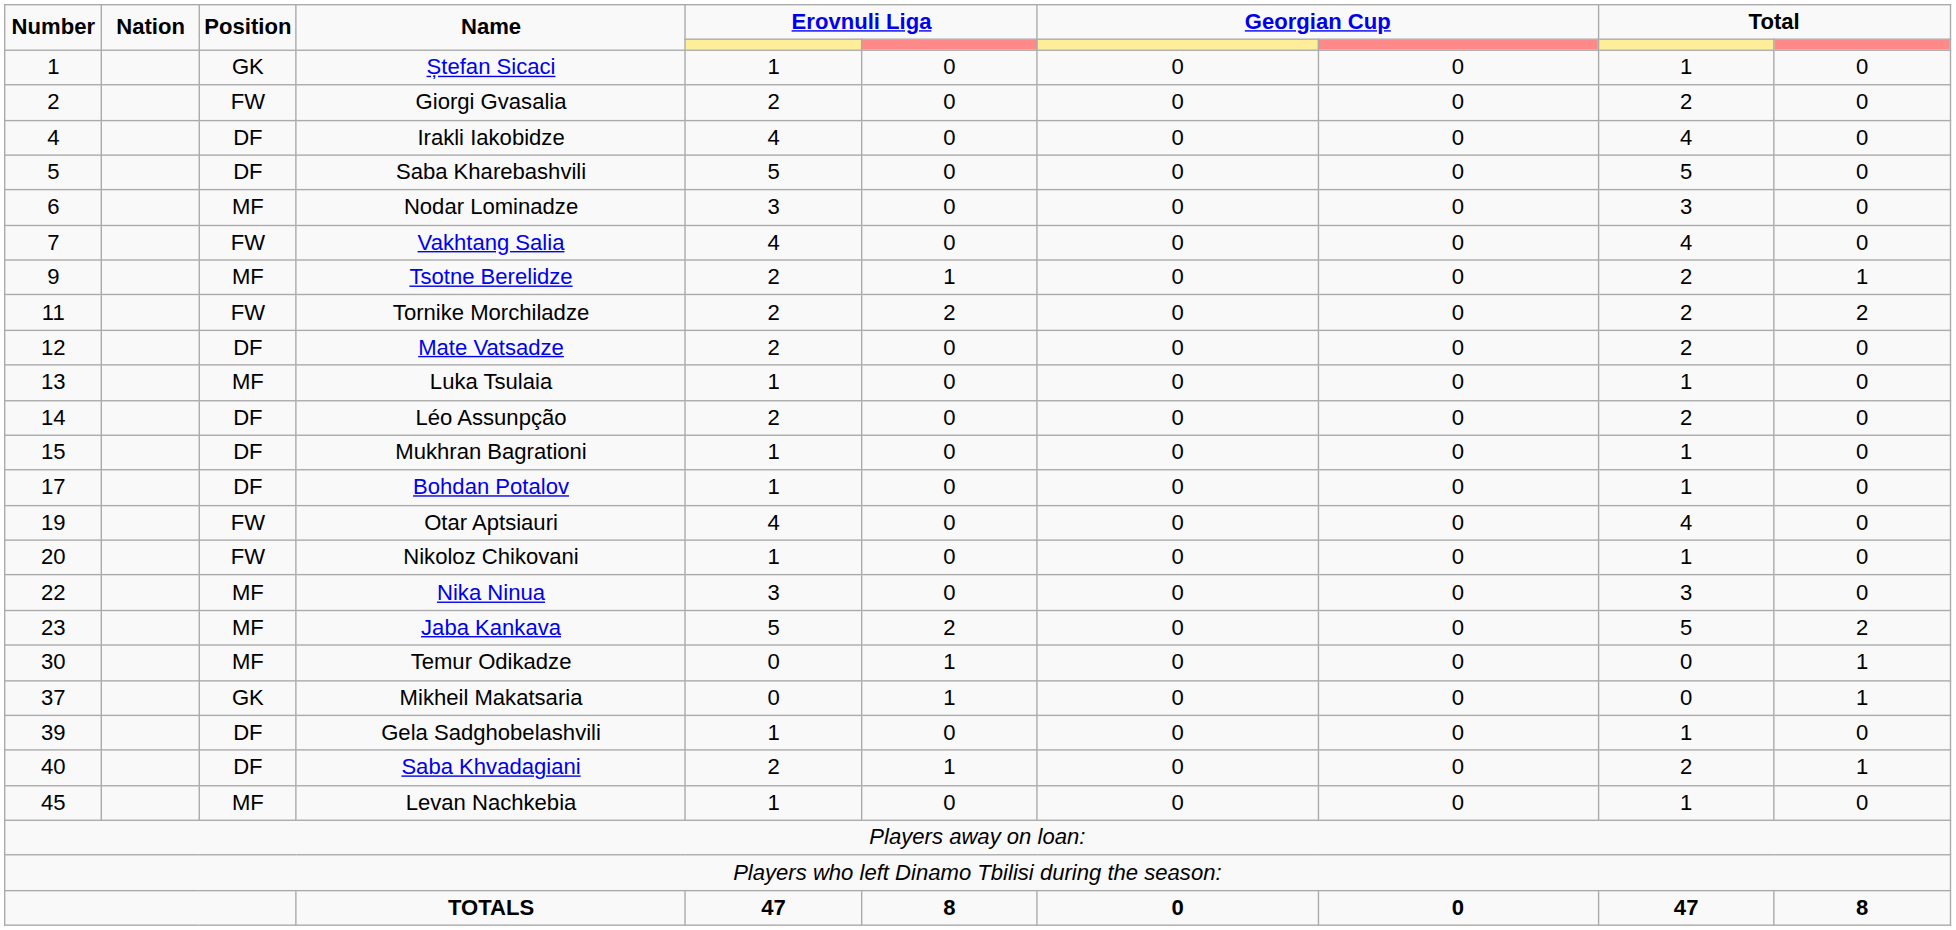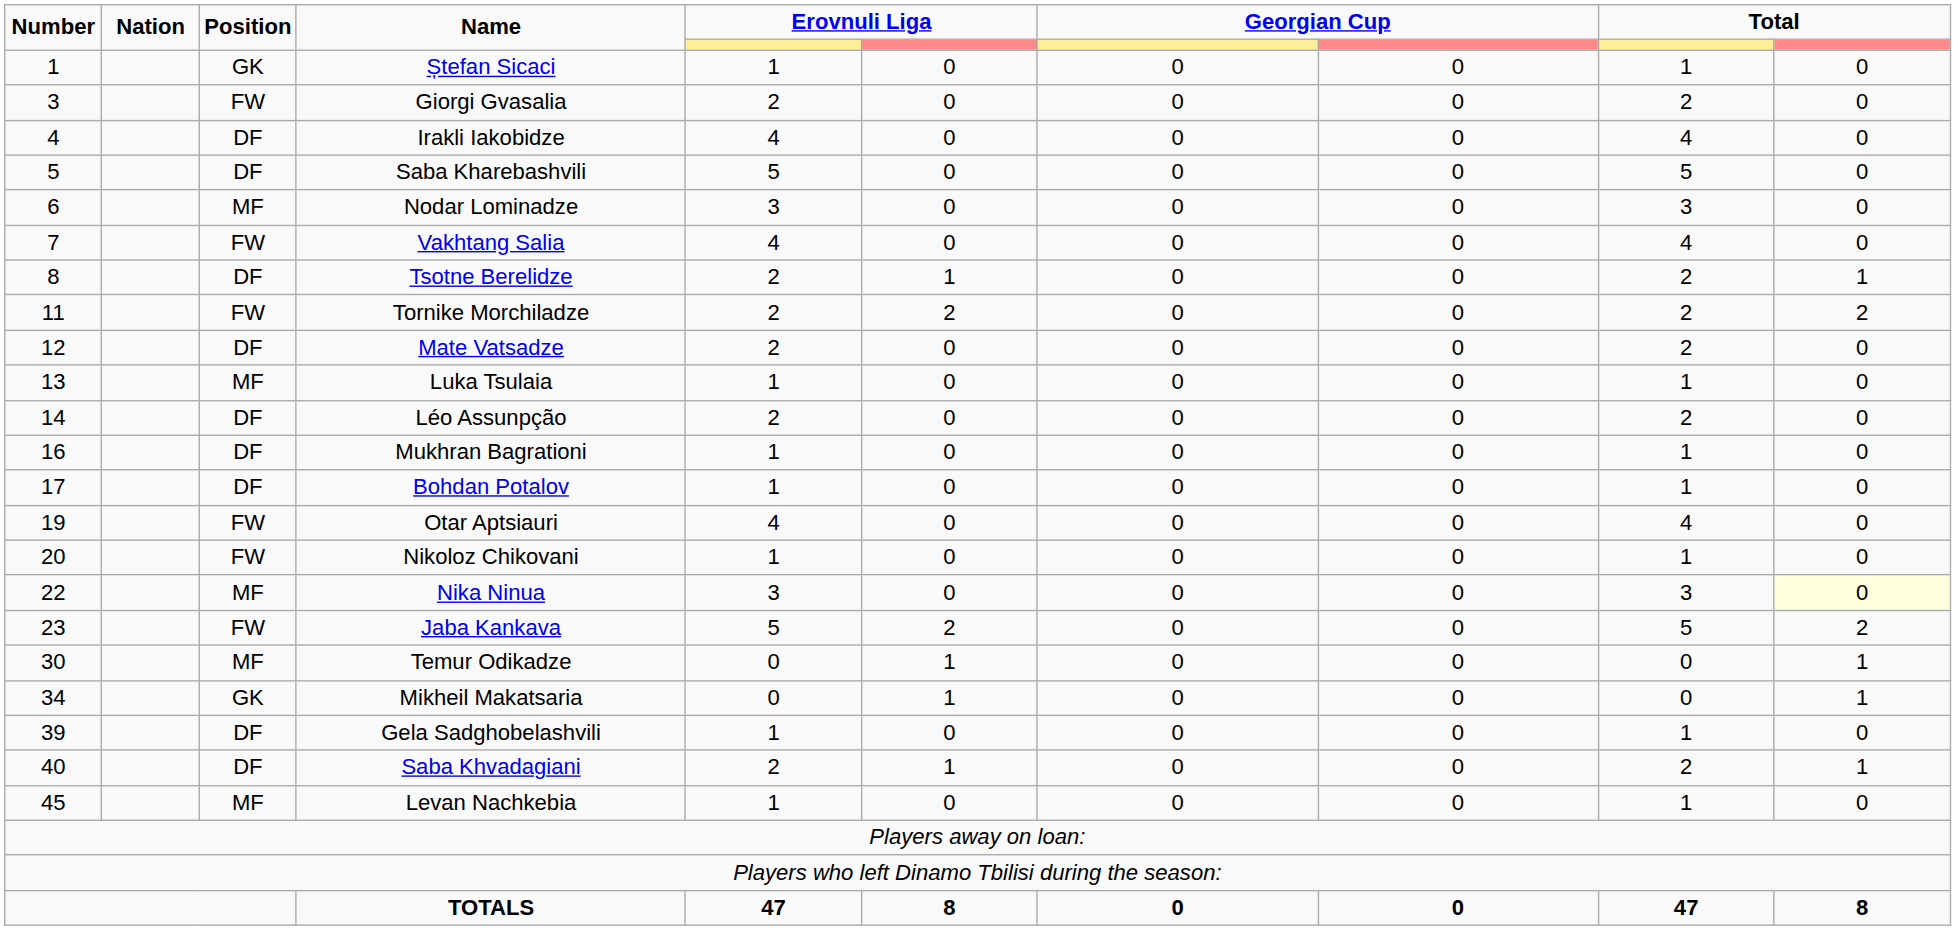(53, 102) 2 -> (53, 102) 3
(53, 277) 9 -> (53, 277) 8
(248, 277) MF -> (248, 277) DF
(53, 452) 15 -> (53, 452) 16
(1862, 592) no background -> (1862, 592) lightyellow background
(248, 627) MF -> (248, 627) FW
(53, 697) 37 -> (53, 697) 34
